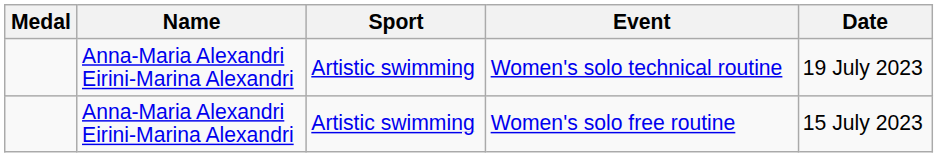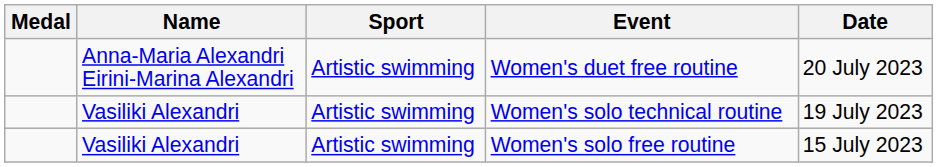+ row: (614, 67)
(188, 67) Anna-Maria Alexandri Eirini-Marina Alexandri -> (161, 112) Vasiliki Alexandri
(188, 124) Anna-Maria Alexandri Eirini-Marina Alexandri -> (161, 146) Vasiliki Alexandri
